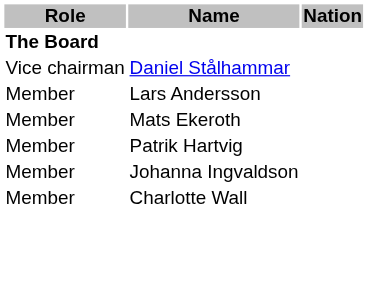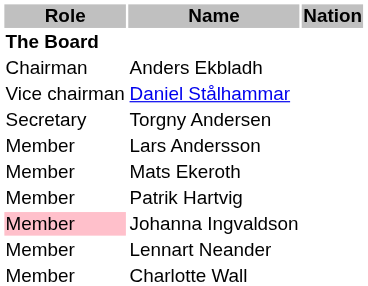+ row: (196, 67)
+ row: (200, 119)
(40, 171) no background -> (40, 223) pink background
+ row: (200, 249)
